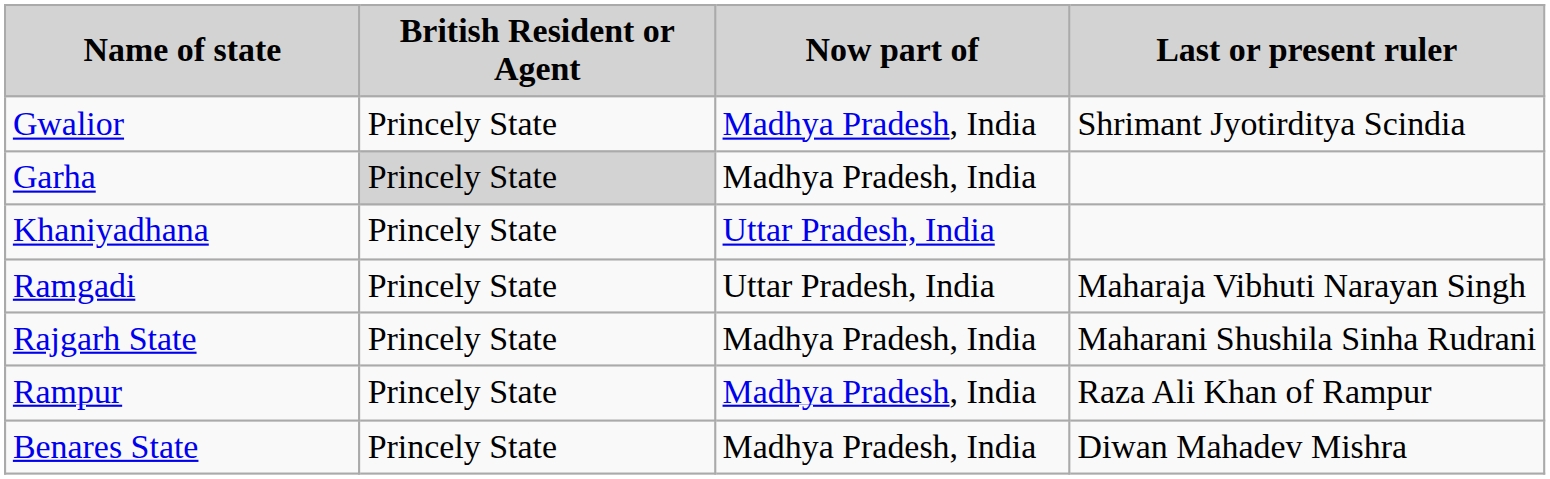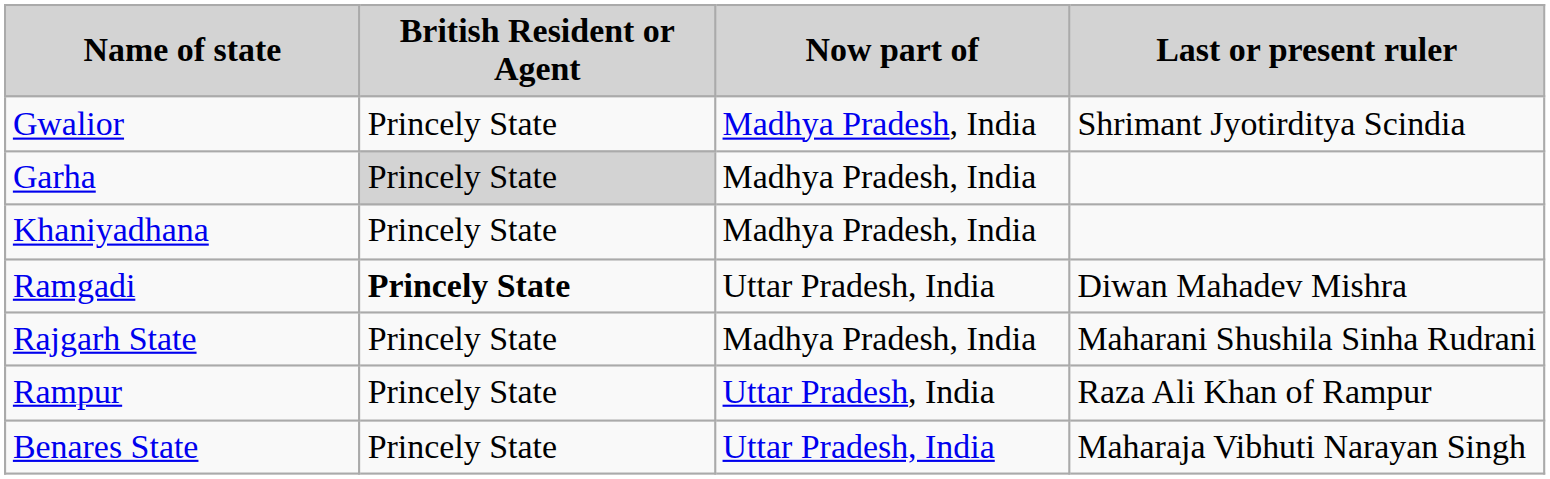(859, 230) Uttar Pradesh, India -> (879, 230) Madhya Pradesh, India
(462, 284) normal -> (469, 284) bold
(1302, 284) Maharaja Vibhuti Narayan Singh -> (1242, 284) Diwan Mahadev Mishra
(879, 392) Madhya Pradesh, India -> (859, 392) Uttar Pradesh, India
(879, 446) Madhya Pradesh, India -> (859, 446) Uttar Pradesh, India
(1242, 446) Diwan Mahadev Mishra -> (1302, 446) Maharaja Vibhuti Narayan Singh
